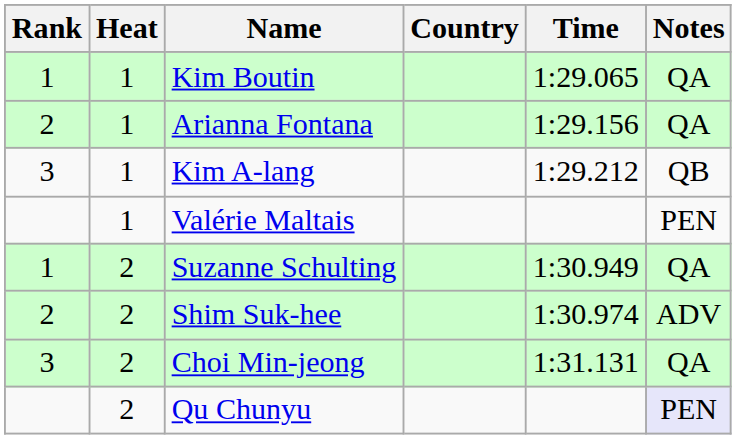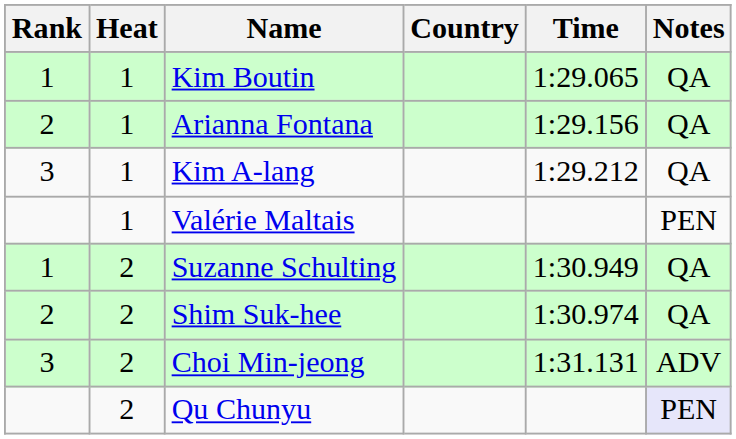(689, 171) QB -> (689, 171) QA
(689, 314) ADV -> (689, 314) QA
(689, 362) QA -> (689, 362) ADV
